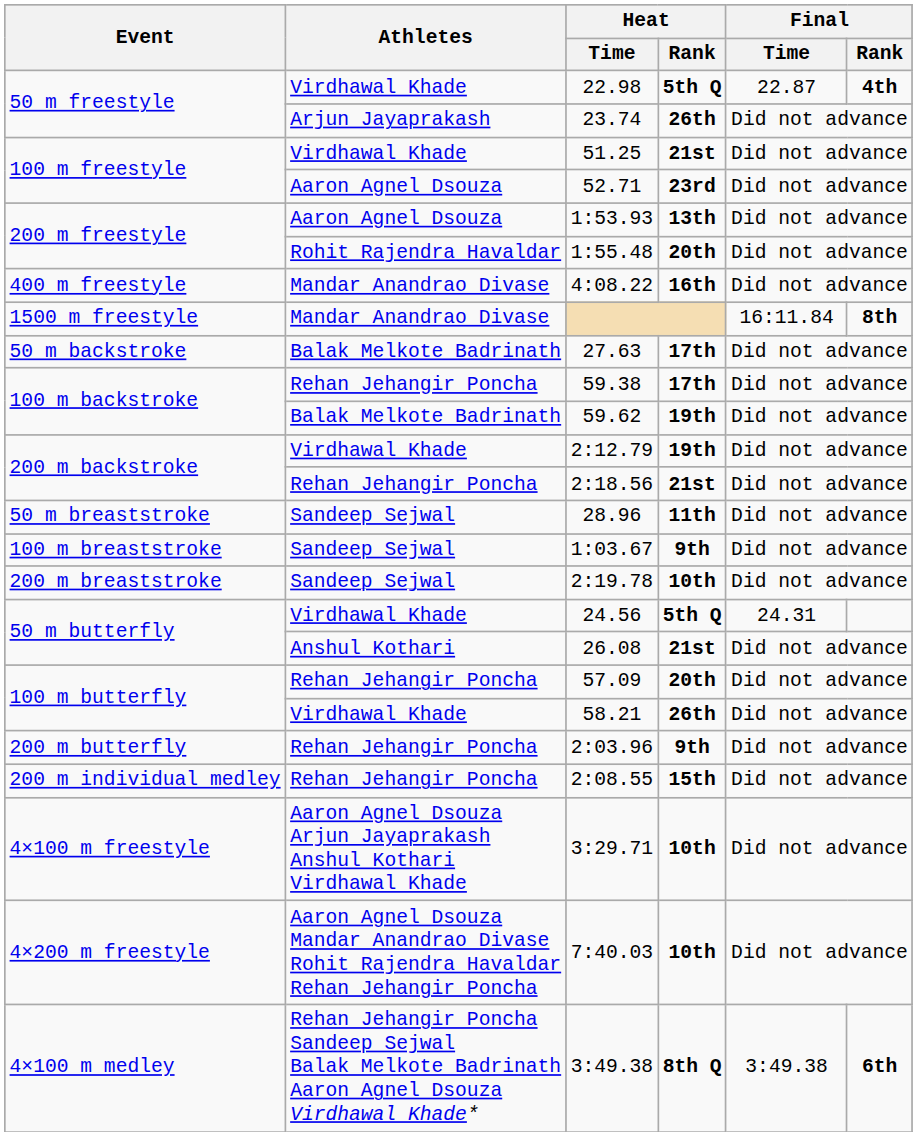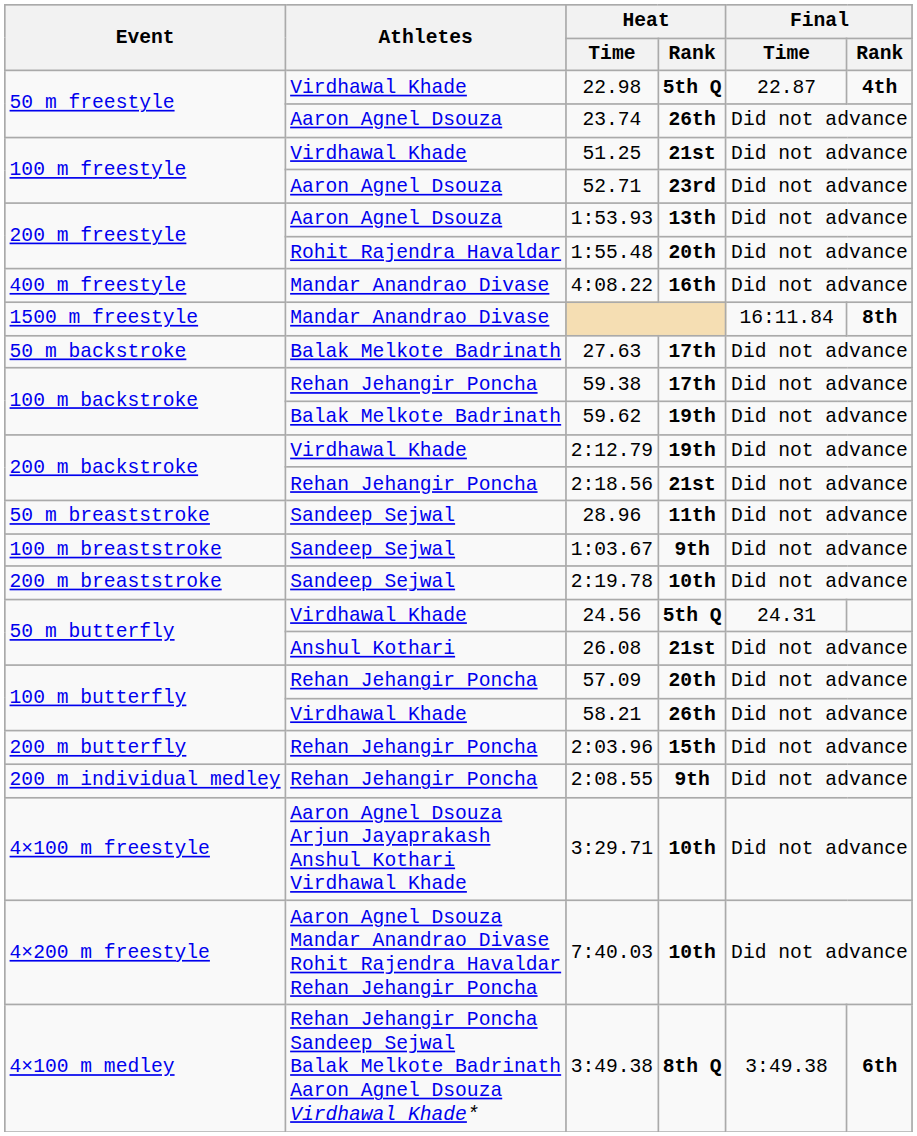(390, 120) Arjun Jayaprakash -> (396, 120) Aaron Agnel Dsouza
(692, 748) 9th -> (692, 748) 15th
(692, 781) 15th -> (692, 781) 9th
